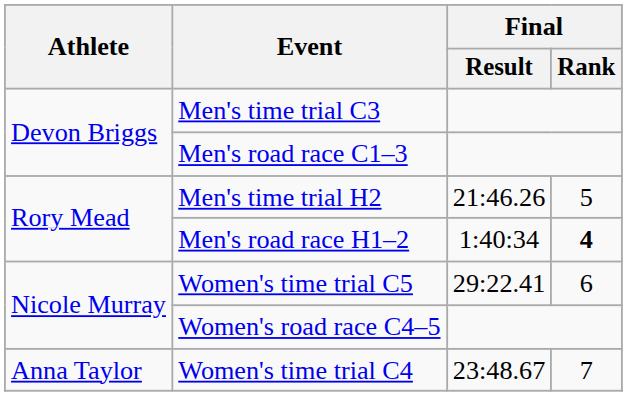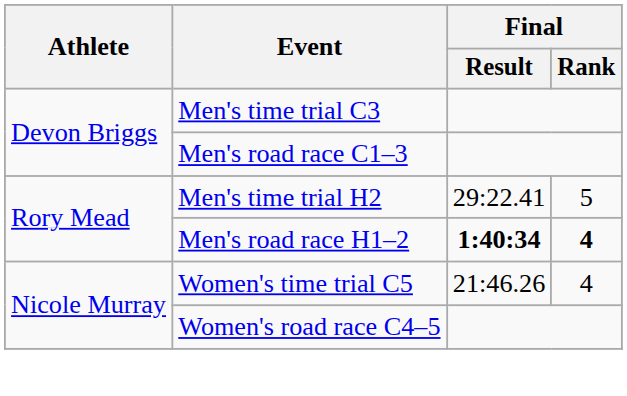(499, 197) 21:46.26 -> (499, 197) 29:22.41
(499, 240) normal -> (499, 240) bold
(499, 283) 29:22.41 -> (499, 283) 21:46.26
(586, 283) 6 -> (586, 283) 4
- row: (296, 369)
